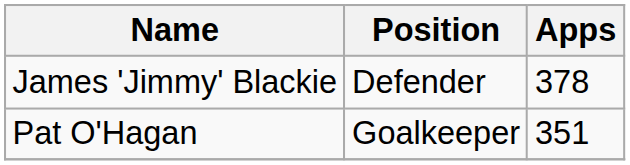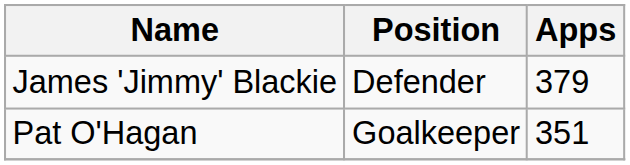(562, 81) 378 -> (562, 81) 379
